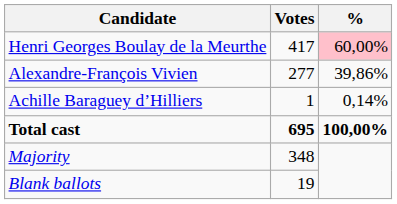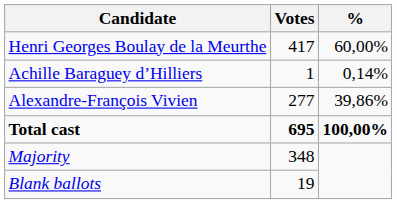(361, 45) pink background -> (361, 45) no background
rows swapped: (105, 101) <-> (103, 73)
